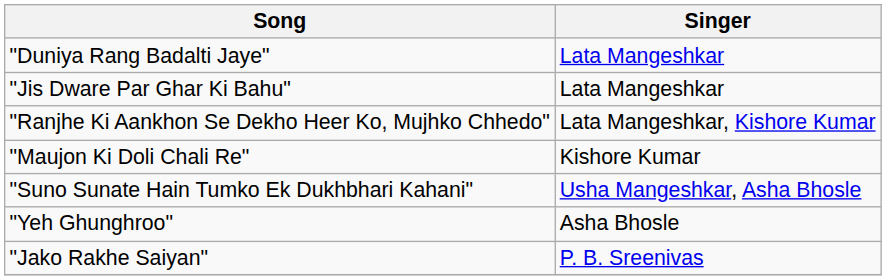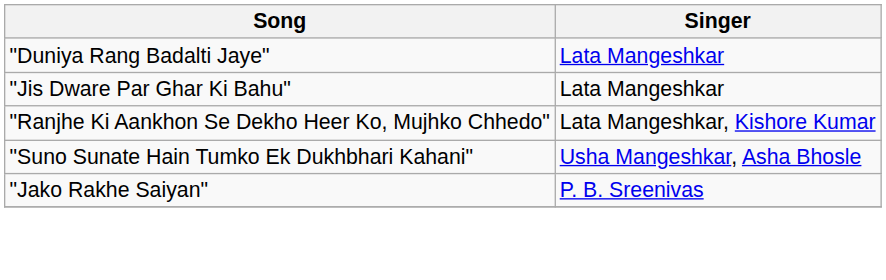- row: (129, 156)
- row: (91, 223)
